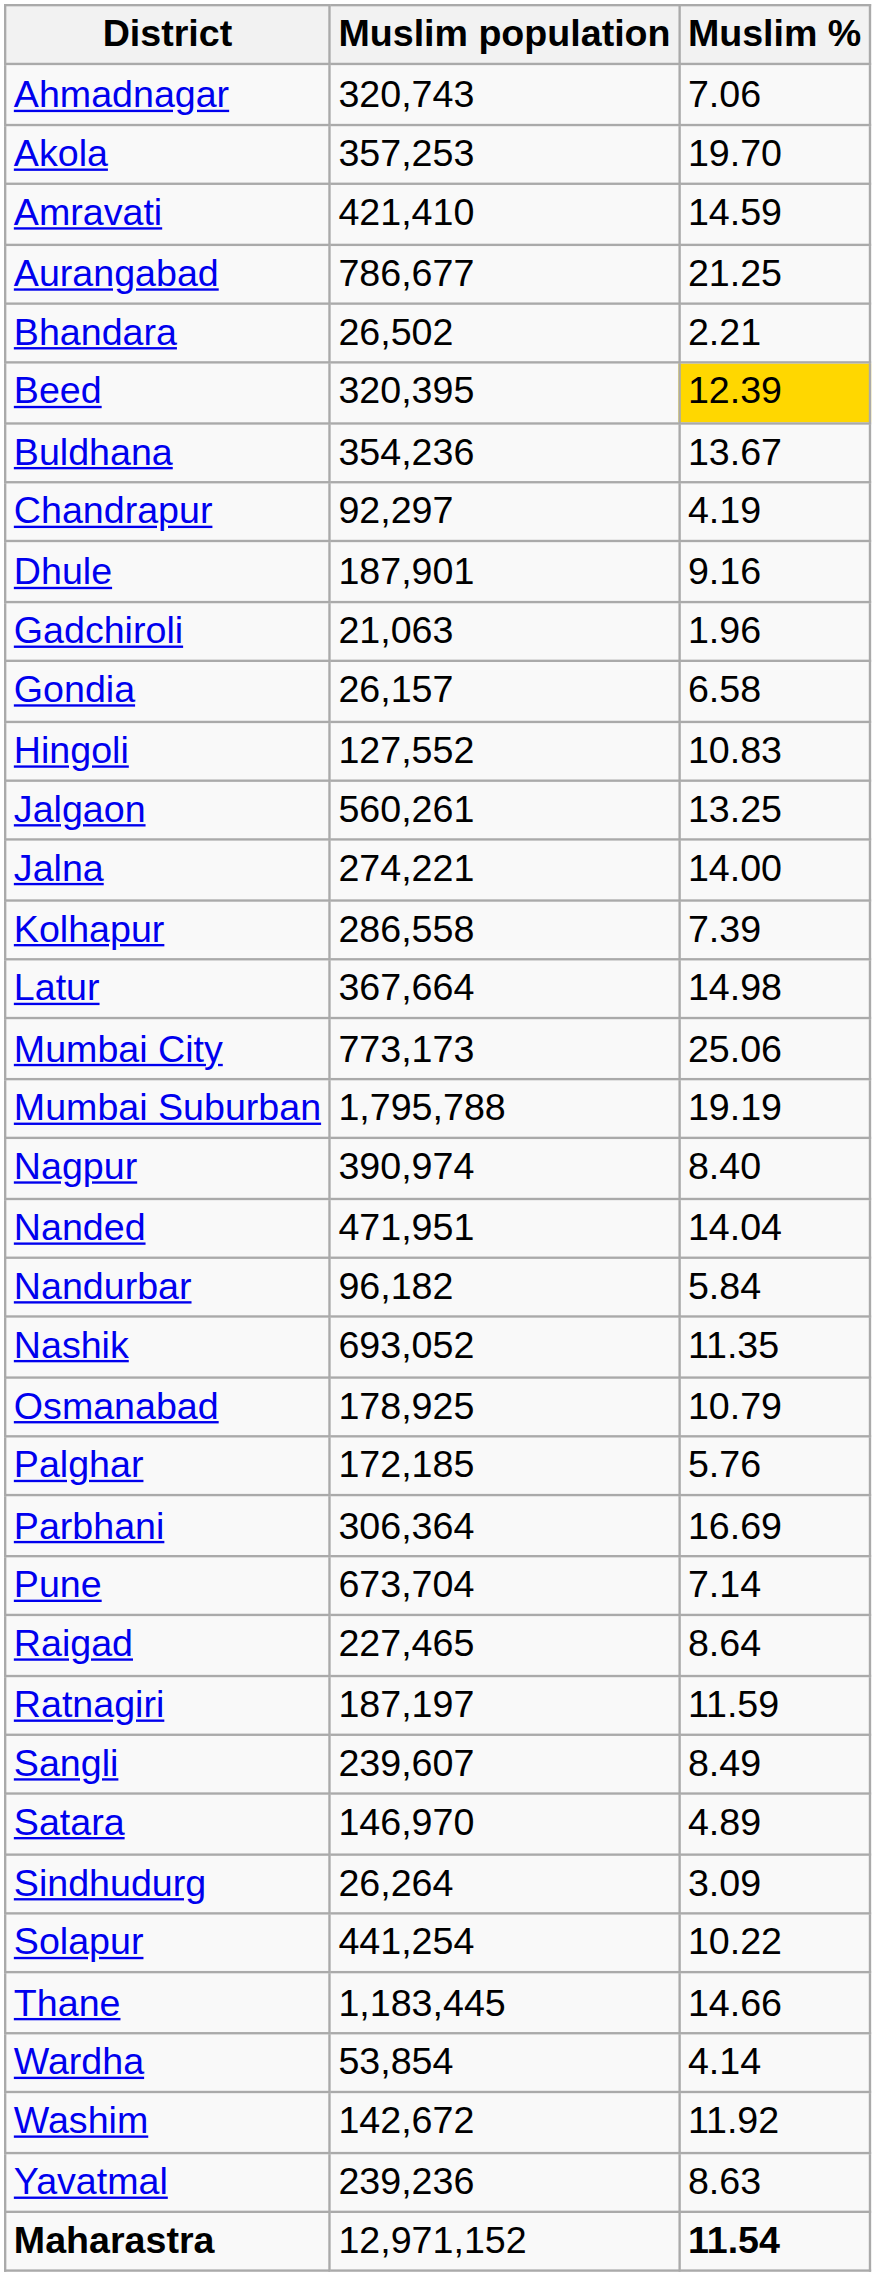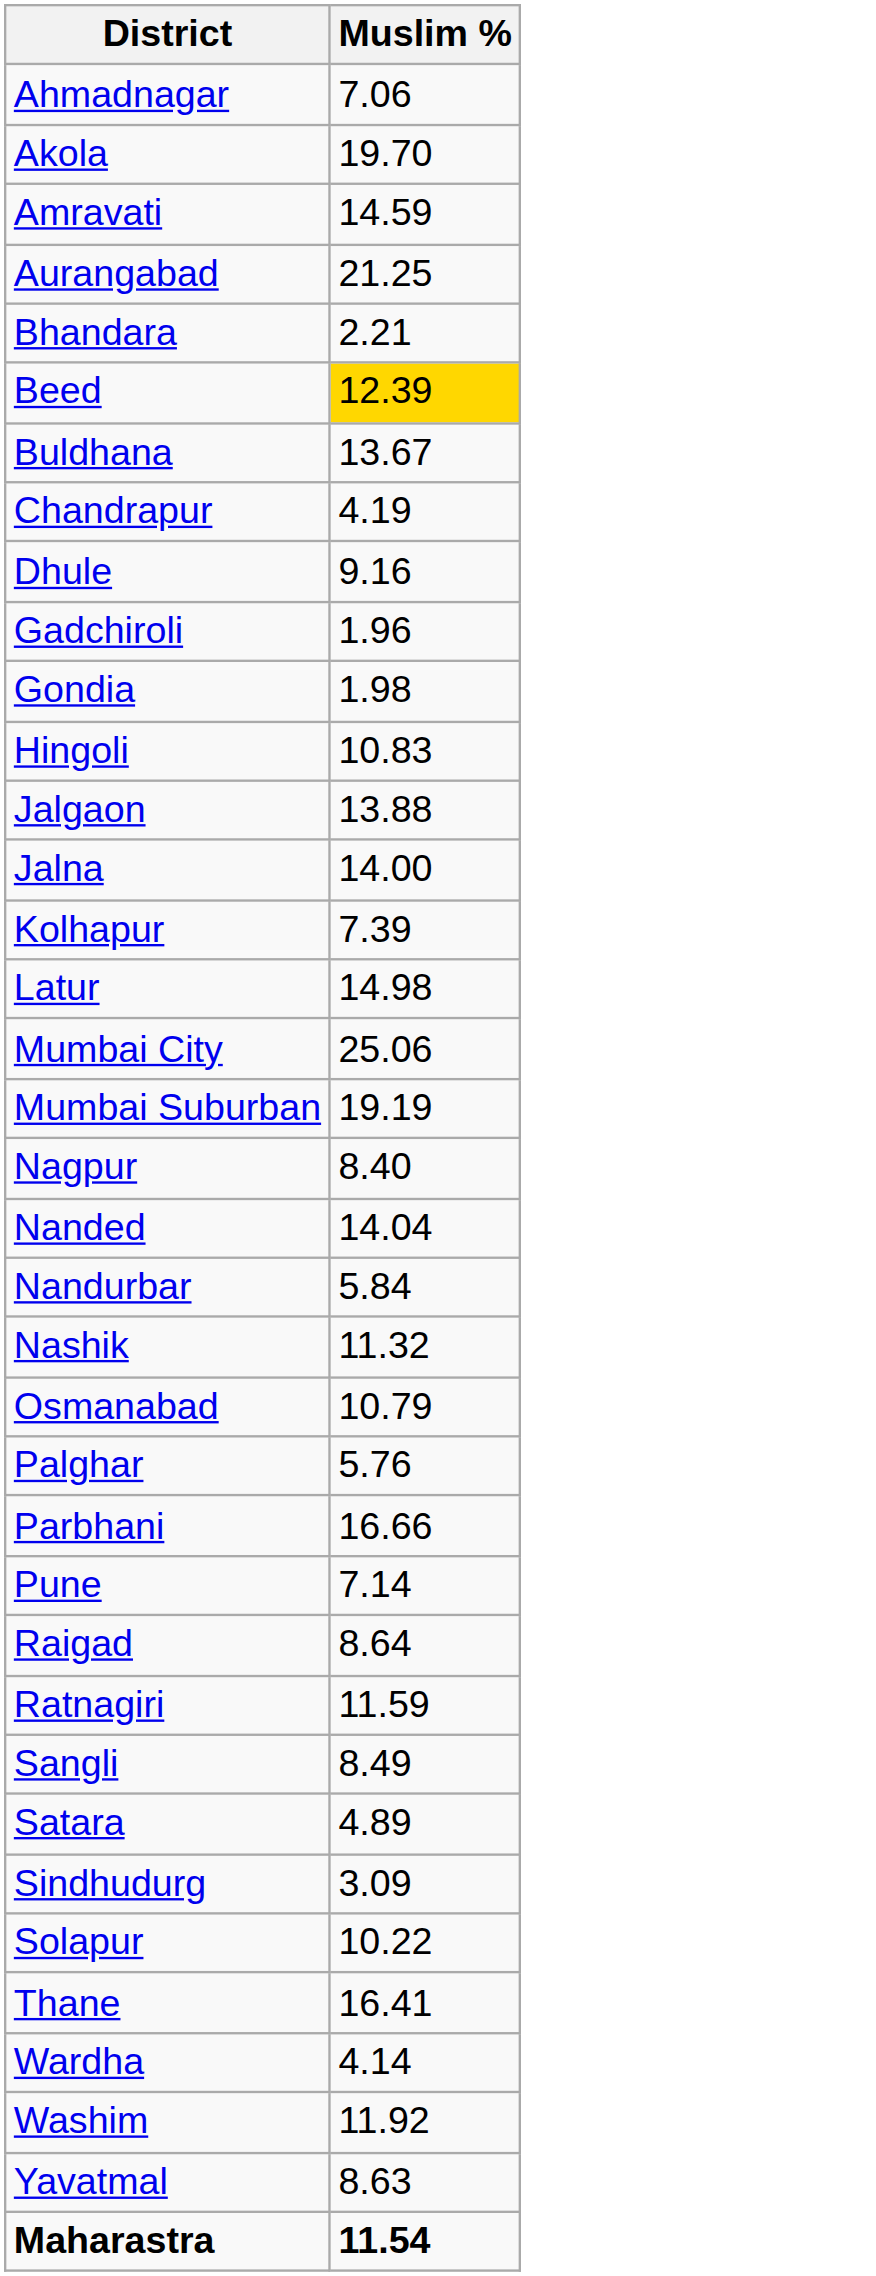- column: (504, 34)
(724, 690) 6.58 -> (375, 690) 1.98
(735, 809) 13.25 -> (385, 809) 13.88
(734, 1346) 11.35 -> (384, 1346) 11.32
(735, 1525) 16.69 -> (385, 1525) 16.66
(735, 2002) 14.66 -> (385, 2002) 16.41
